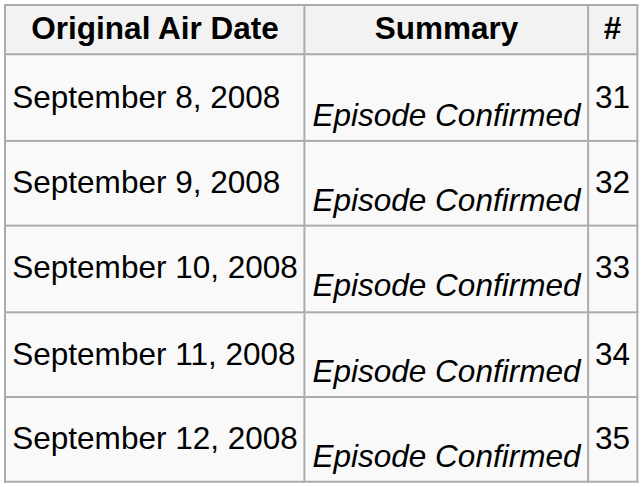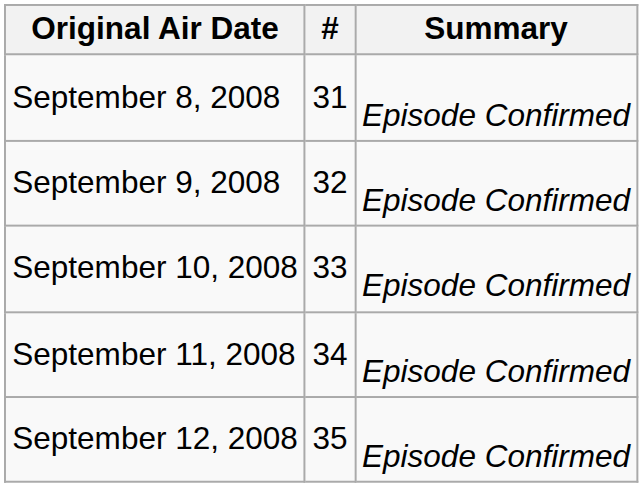columns swapped: (446, 29) <-> (613, 29)
